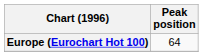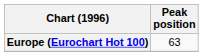(174, 42) 64 -> (174, 42) 63
